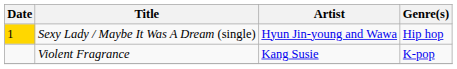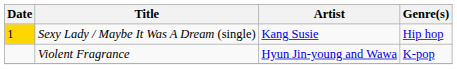(329, 34) Hyun Jin-young and Wawa -> (290, 34) Kang Susie
(290, 53) Kang Susie -> (329, 53) Hyun Jin-young and Wawa
